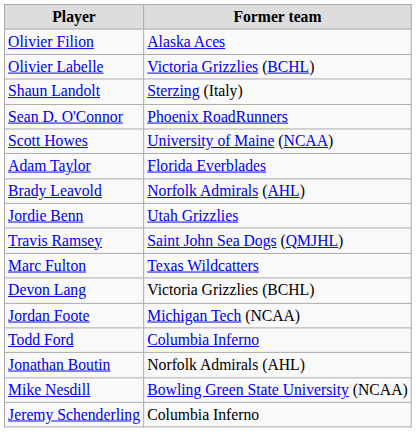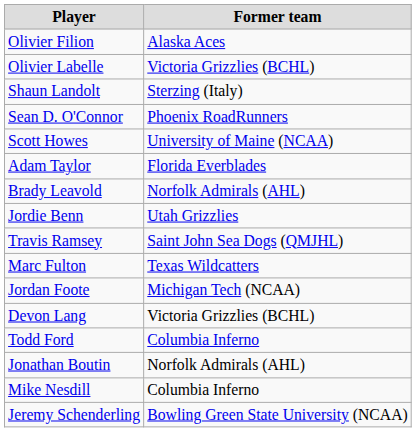rows swapped: (47, 290) <-> (49, 315)
(277, 389) Bowling Green State University (NCAA) -> (203, 389) Columbia Inferno
(203, 414) Columbia Inferno -> (277, 414) Bowling Green State University (NCAA)
